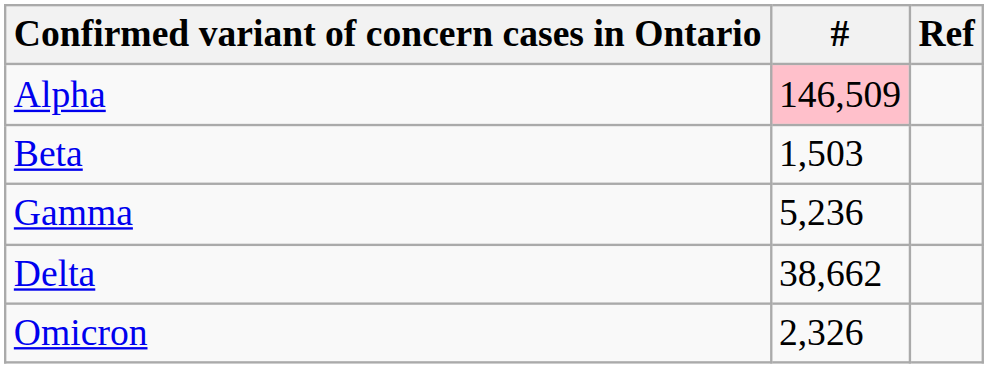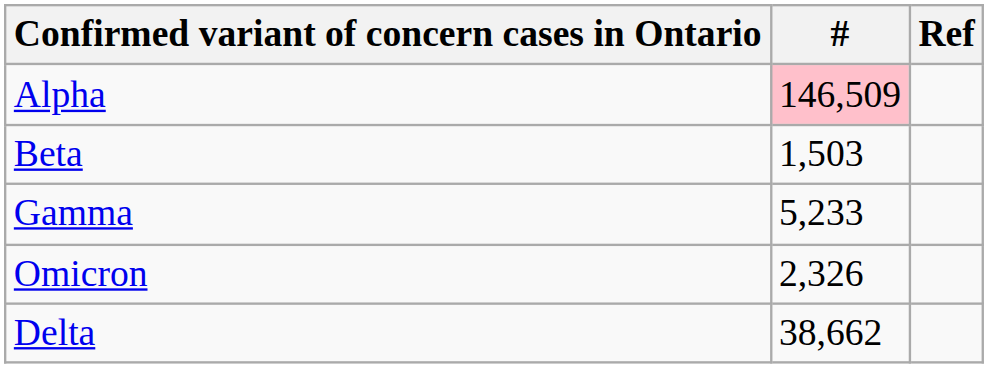(821, 213) 5,236 -> (821, 213) 5,233
rows swapped: (55, 272) <-> (81, 332)
